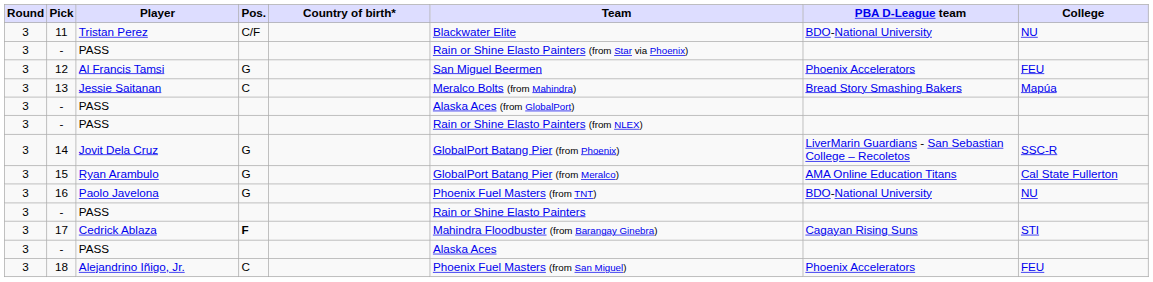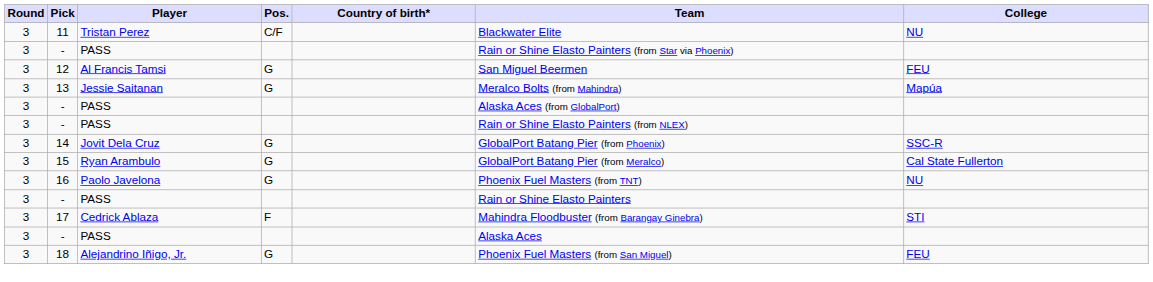- column: (910, 13)
(246, 87) C -> (268, 87) G
(245, 230) bold -> (267, 217) normal
(246, 267) C -> (268, 254) G
